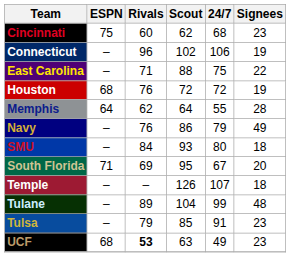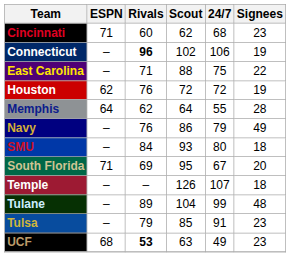(106, 33) 75 -> (106, 33) 71
(146, 52) normal -> (146, 52) bold
(106, 90) 68 -> (106, 90) 62
